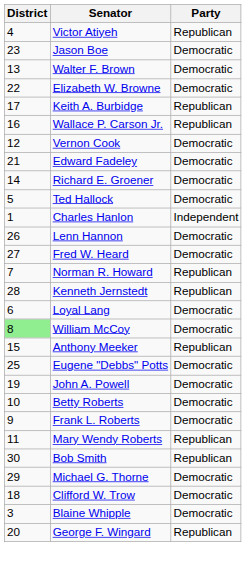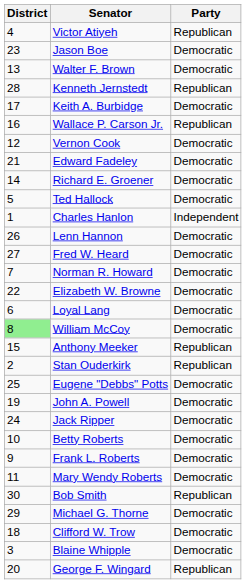rows swapped: (107, 87) <-> (100, 291)
(203, 106) Republican -> (203, 106) Democratic
(203, 273) Republican -> (203, 273) Democratic
+ row: (92, 365)
+ row: (84, 421)
(203, 439) Republican -> (203, 476) Democratic
